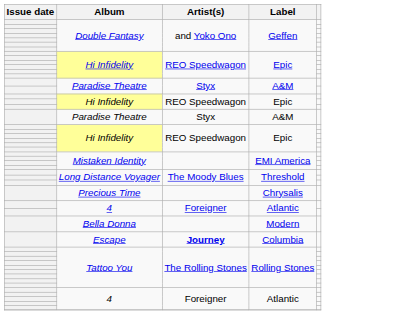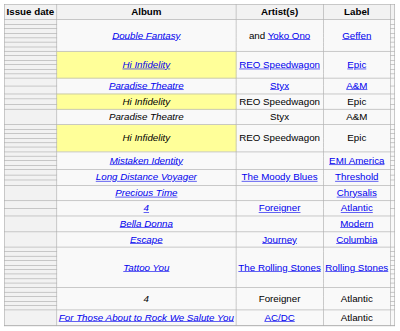(206, 239) bold -> (280, 239) normal
+ row: (146, 318)
